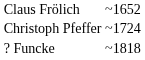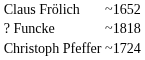rows swapped: (53, 28) <-> (29, 48)
